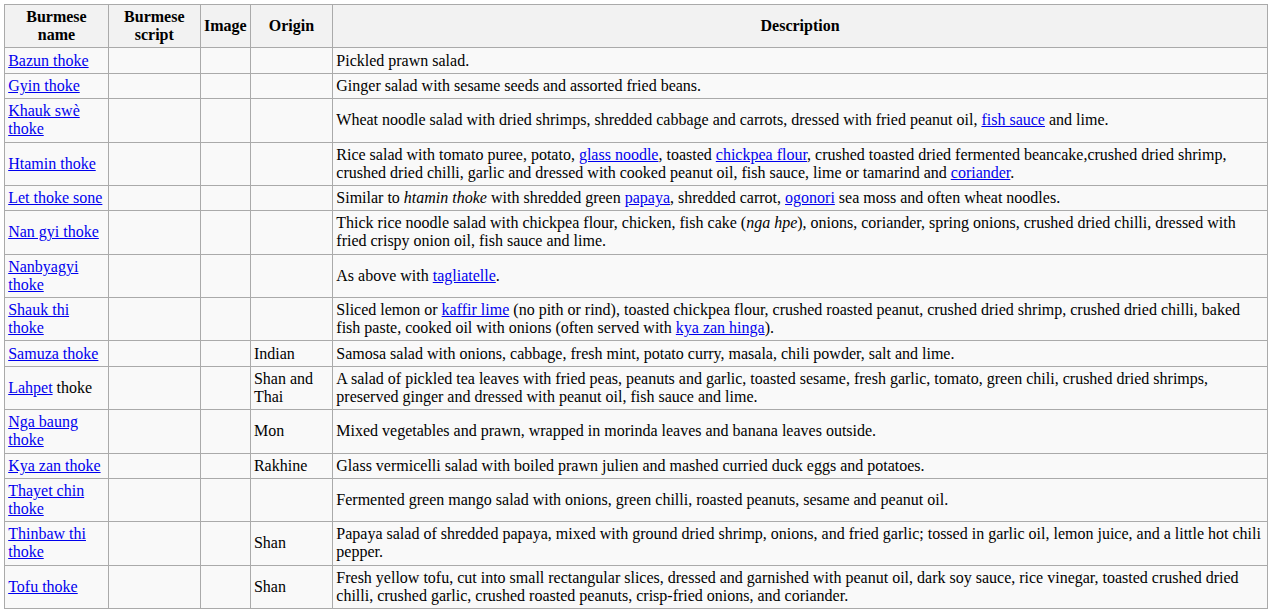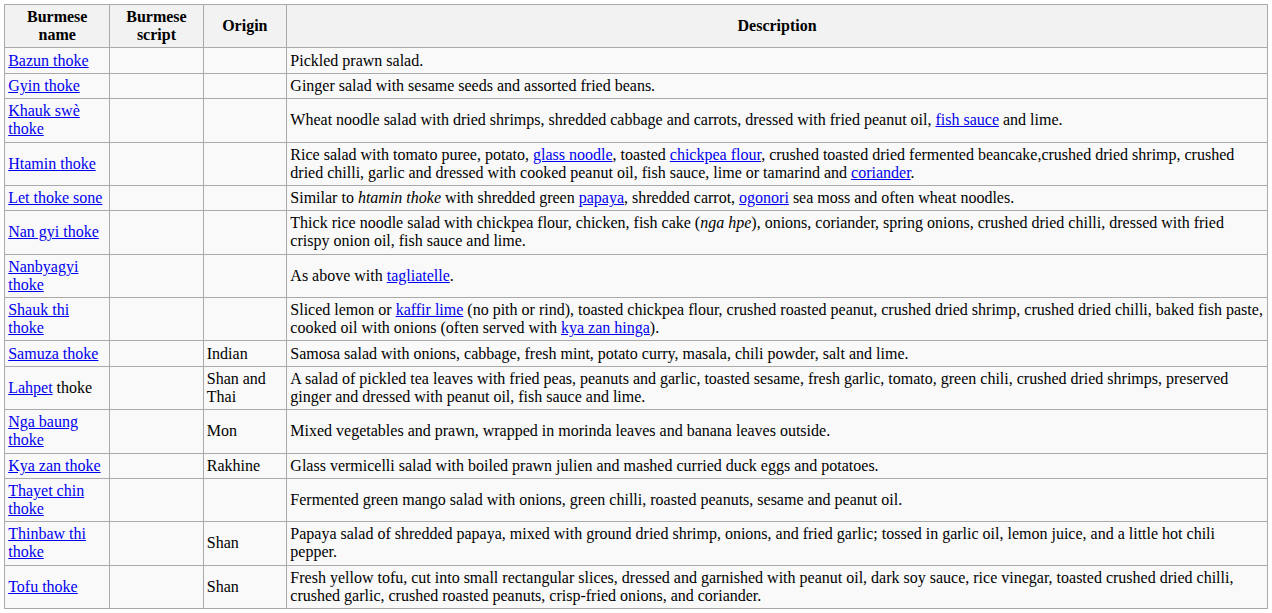- column: (225, 26)
